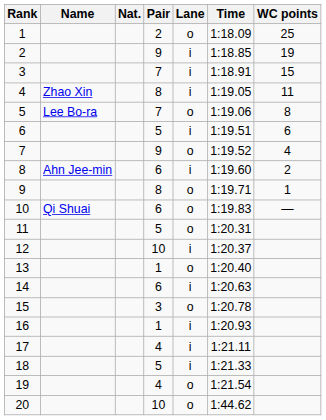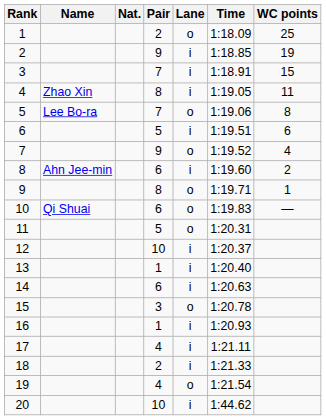(190, 268) o -> (190, 268) i
(158, 365) 5 -> (158, 365) 2
(190, 405) o -> (190, 405) i
